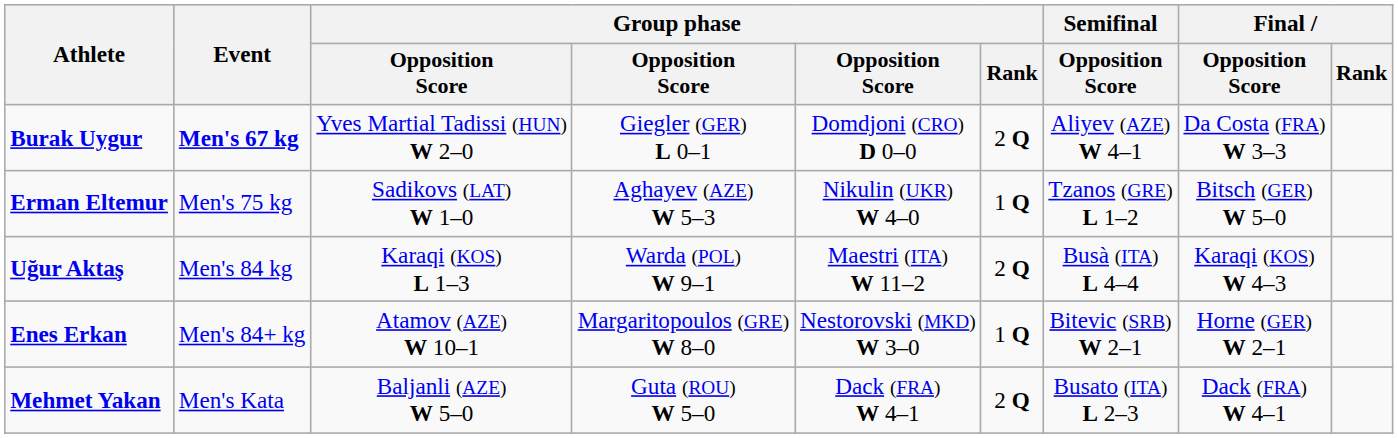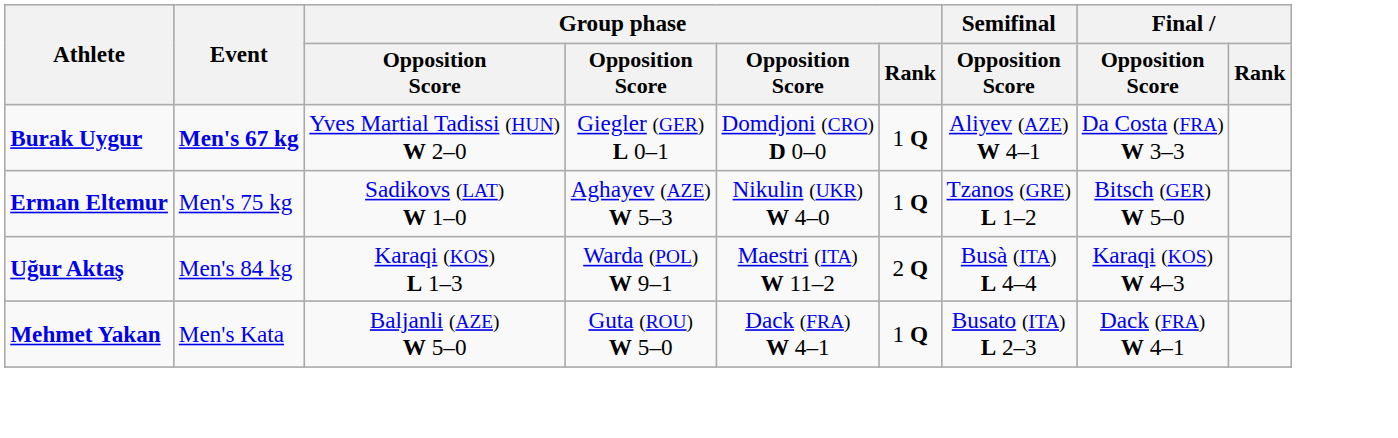(1012, 137) 2 Q -> (910, 137) 1 Q
- row: (69, 334)
(1012, 400) 2 Q -> (910, 334) 1 Q
